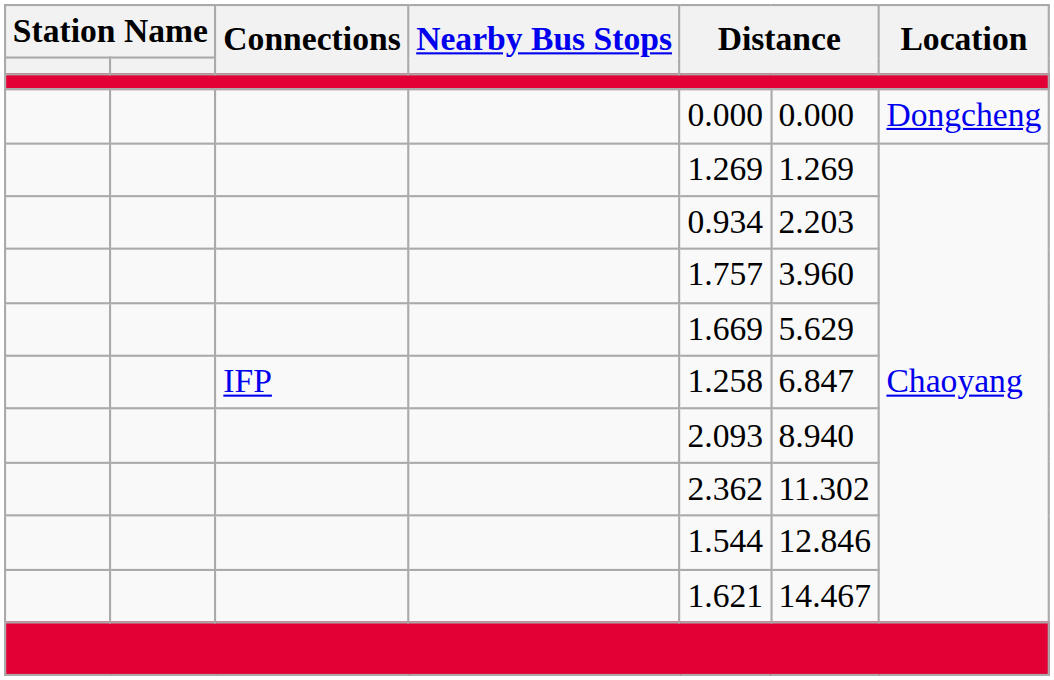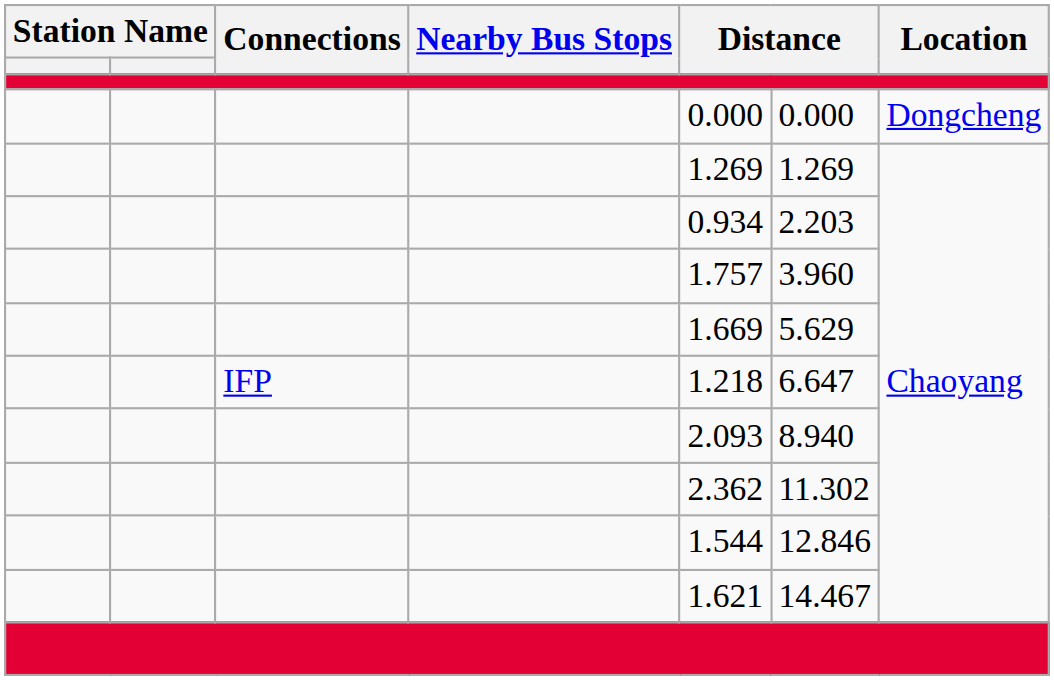(725, 381) 1.258 -> (725, 381) 1.218
(816, 381) 6.847 -> (816, 381) 6.647
